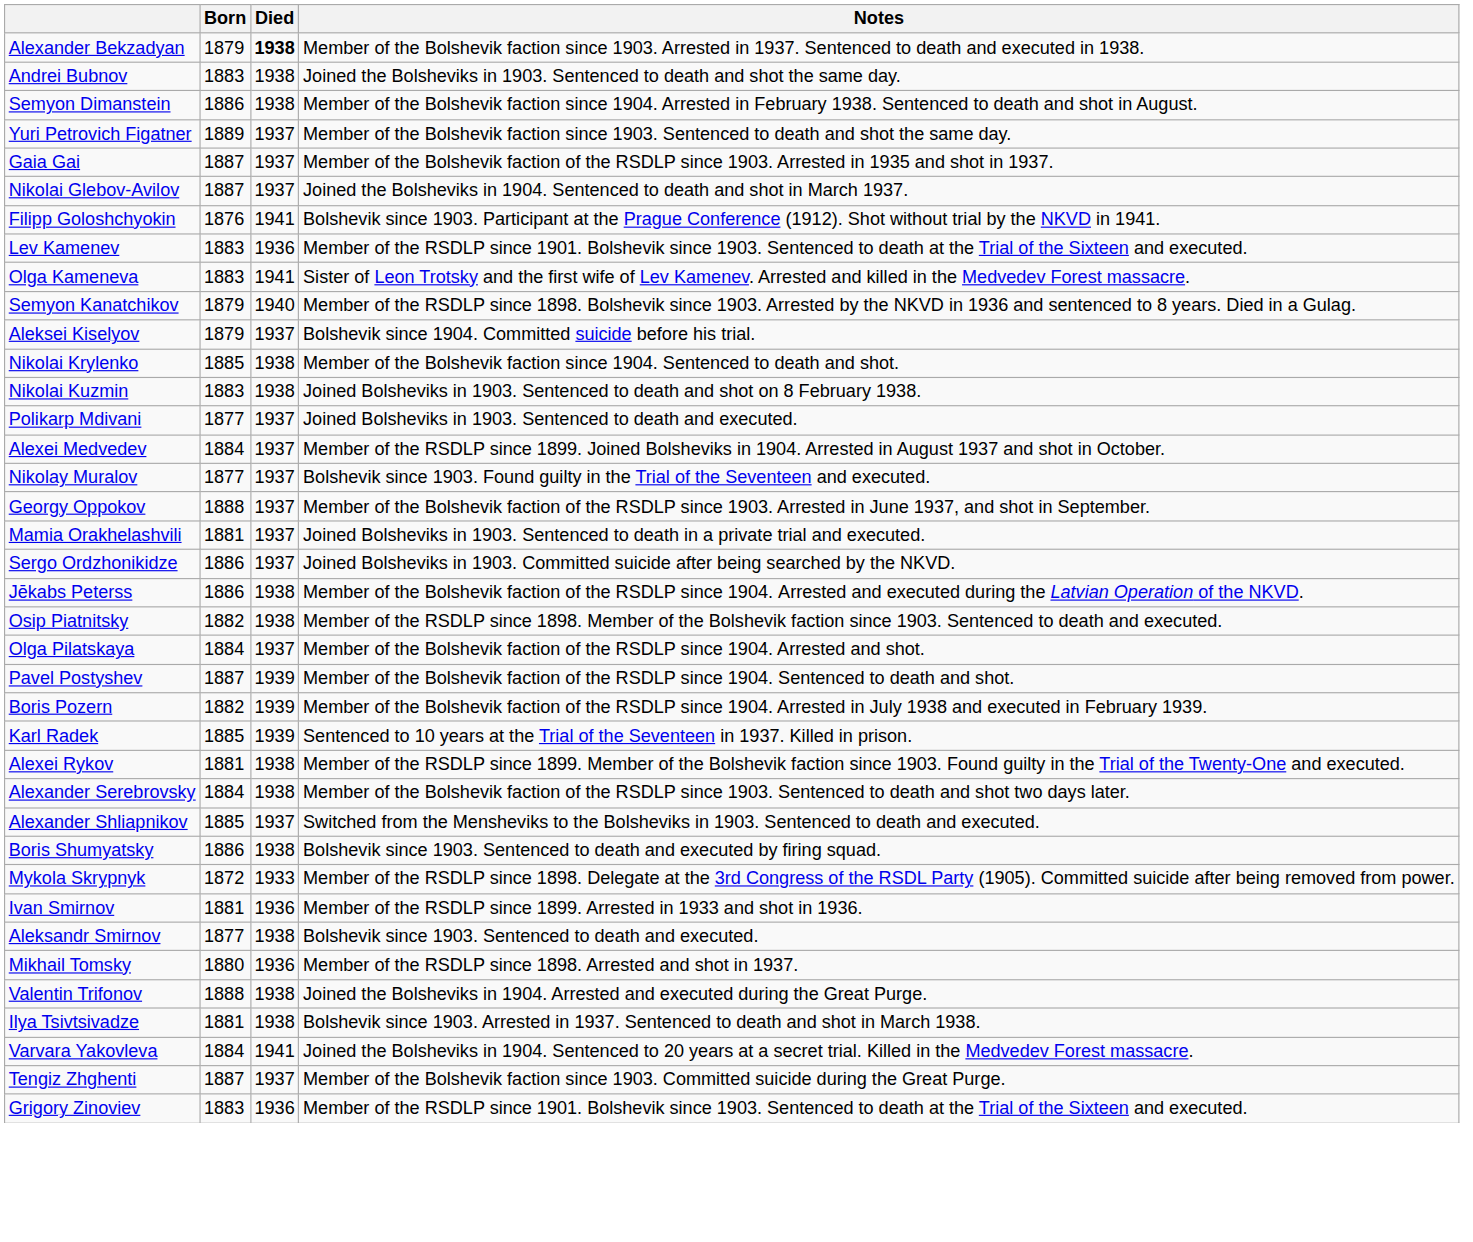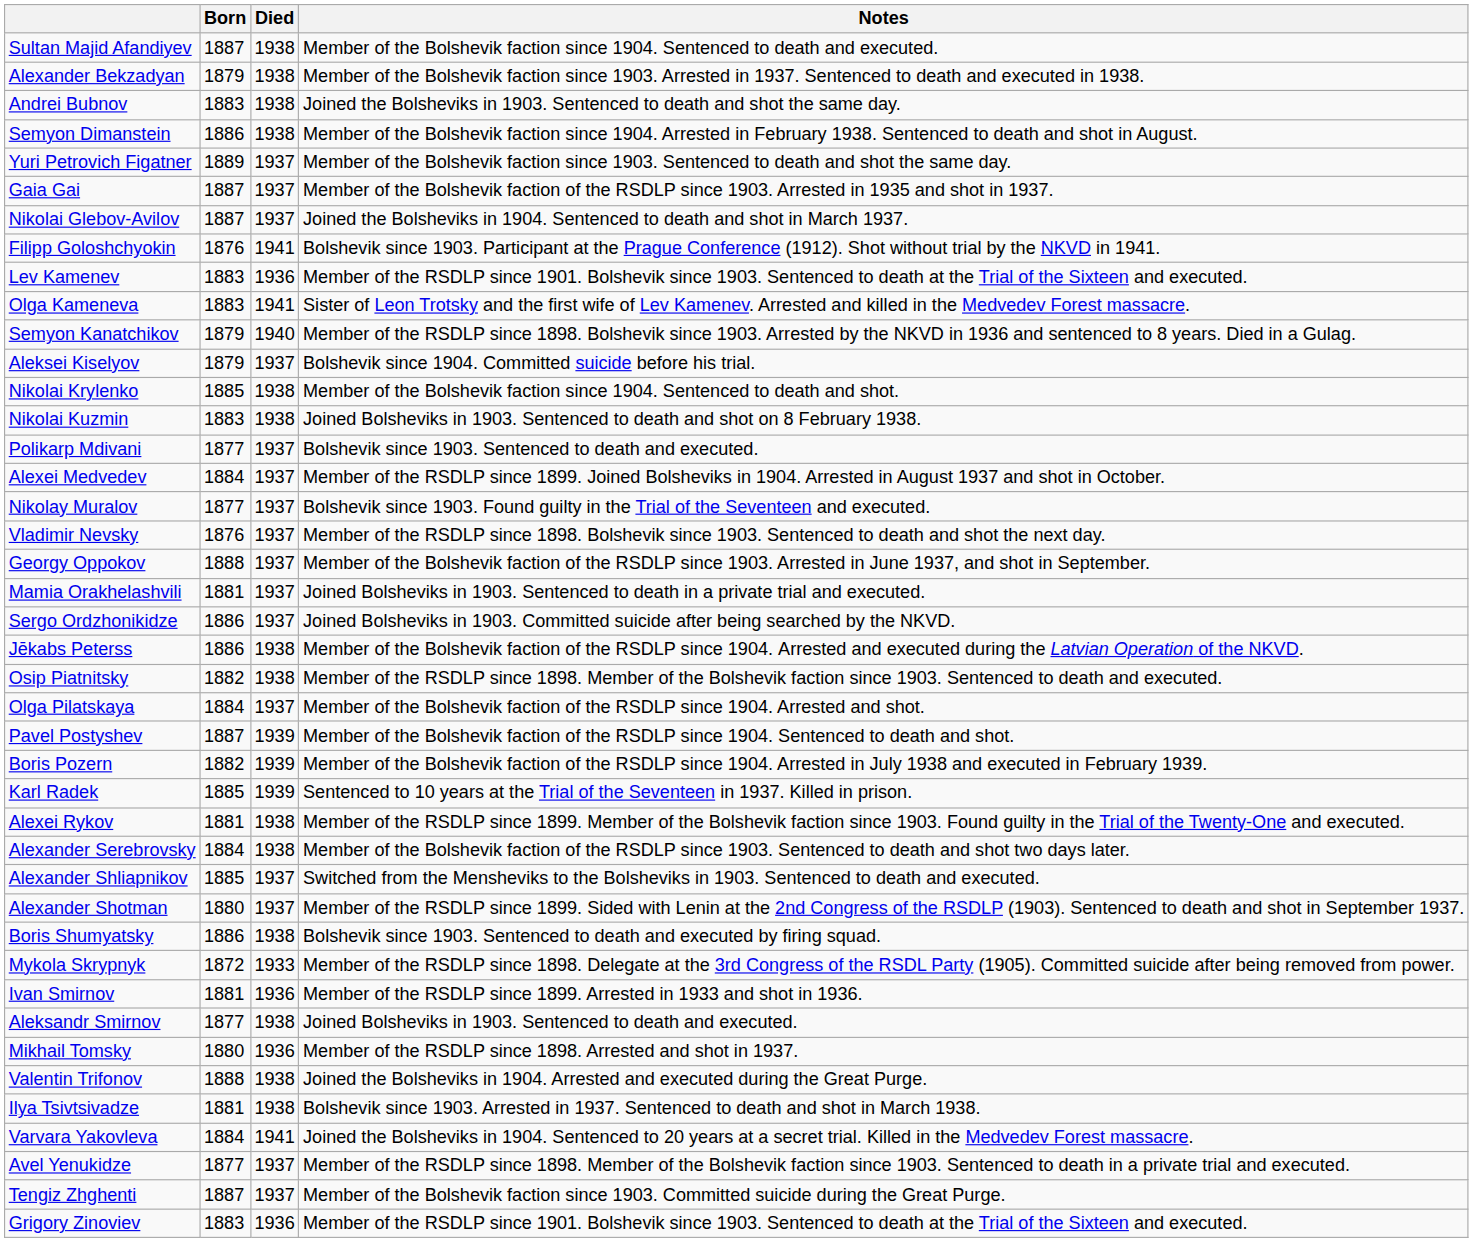+ row: (100, 47)
(275, 47) bold -> (275, 76) normal
(550, 420) Joined Bolsheviks in 1903. Sentenced to death and executed. -> (531, 448) Bolshevik since 1903. Sentenced to death and executed.
+ row: (74, 534)
+ row: (88, 907)
(531, 936) Bolshevik since 1903. Sentenced to death and executed. -> (550, 1022) Joined Bolsheviks in 1903. Sentenced to death and executed.
+ row: (70, 1165)
